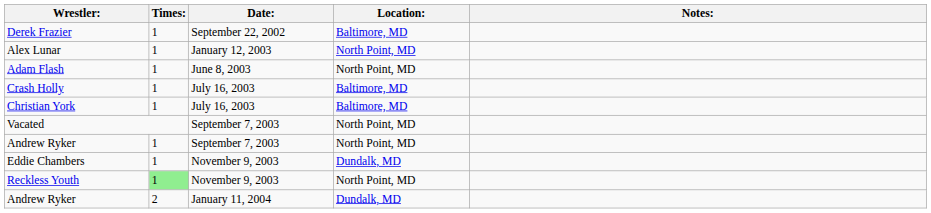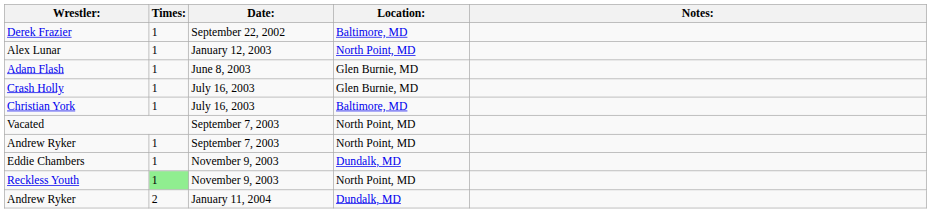(376, 69) North Point, MD -> (377, 69) Glen Burnie, MD
(372, 87) Baltimore, MD -> (377, 87) Glen Burnie, MD
